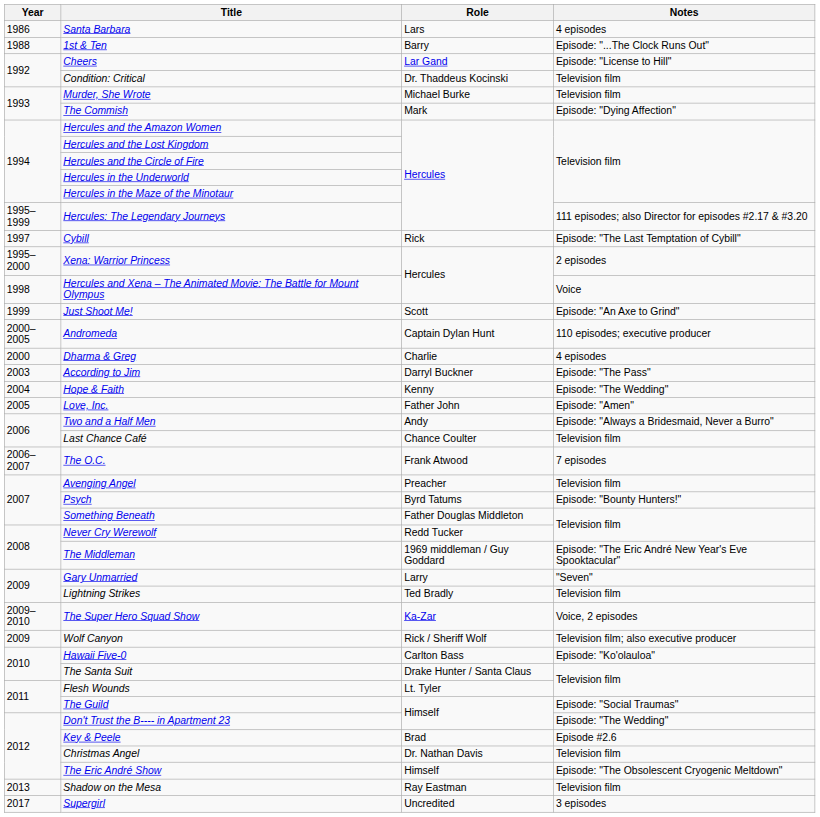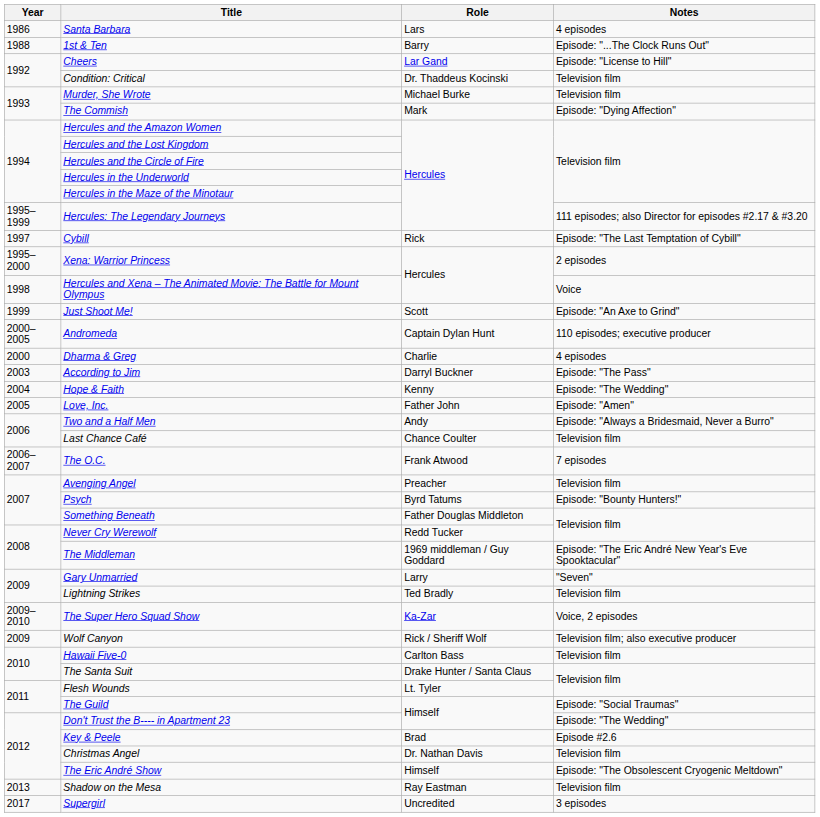(605, 655) Episode: "Ko'olauloa" -> (588, 655) Television film
